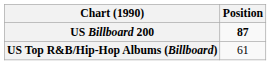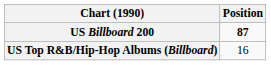(243, 50) 61 -> (243, 50) 16
